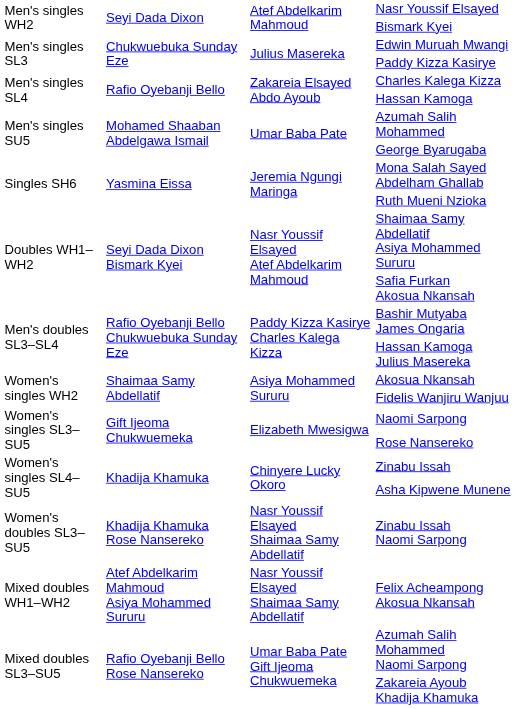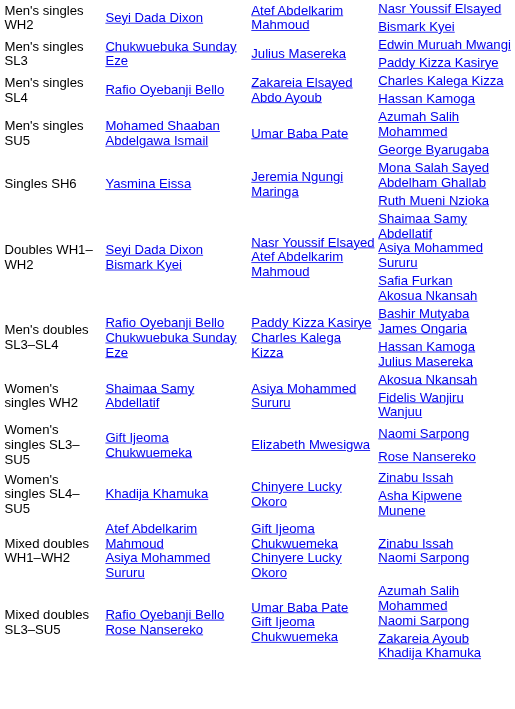(45, 532) Women's doubles SL3–SU5 -> (47, 550) Mixed doubles WH1–WH2
(157, 532) Khadija Khamuka Rose Nansereko -> (158, 550) Atef Abdelkarim Mahmoud Asiya Mohammed Sururu
(294, 532) Nasr Youssif Elsayed Shaimaa Samy Abdellatif -> (296, 550) Gift Ijeoma Chukwuemeka Chinyere Lucky Okoro
- row: (430, 595)
